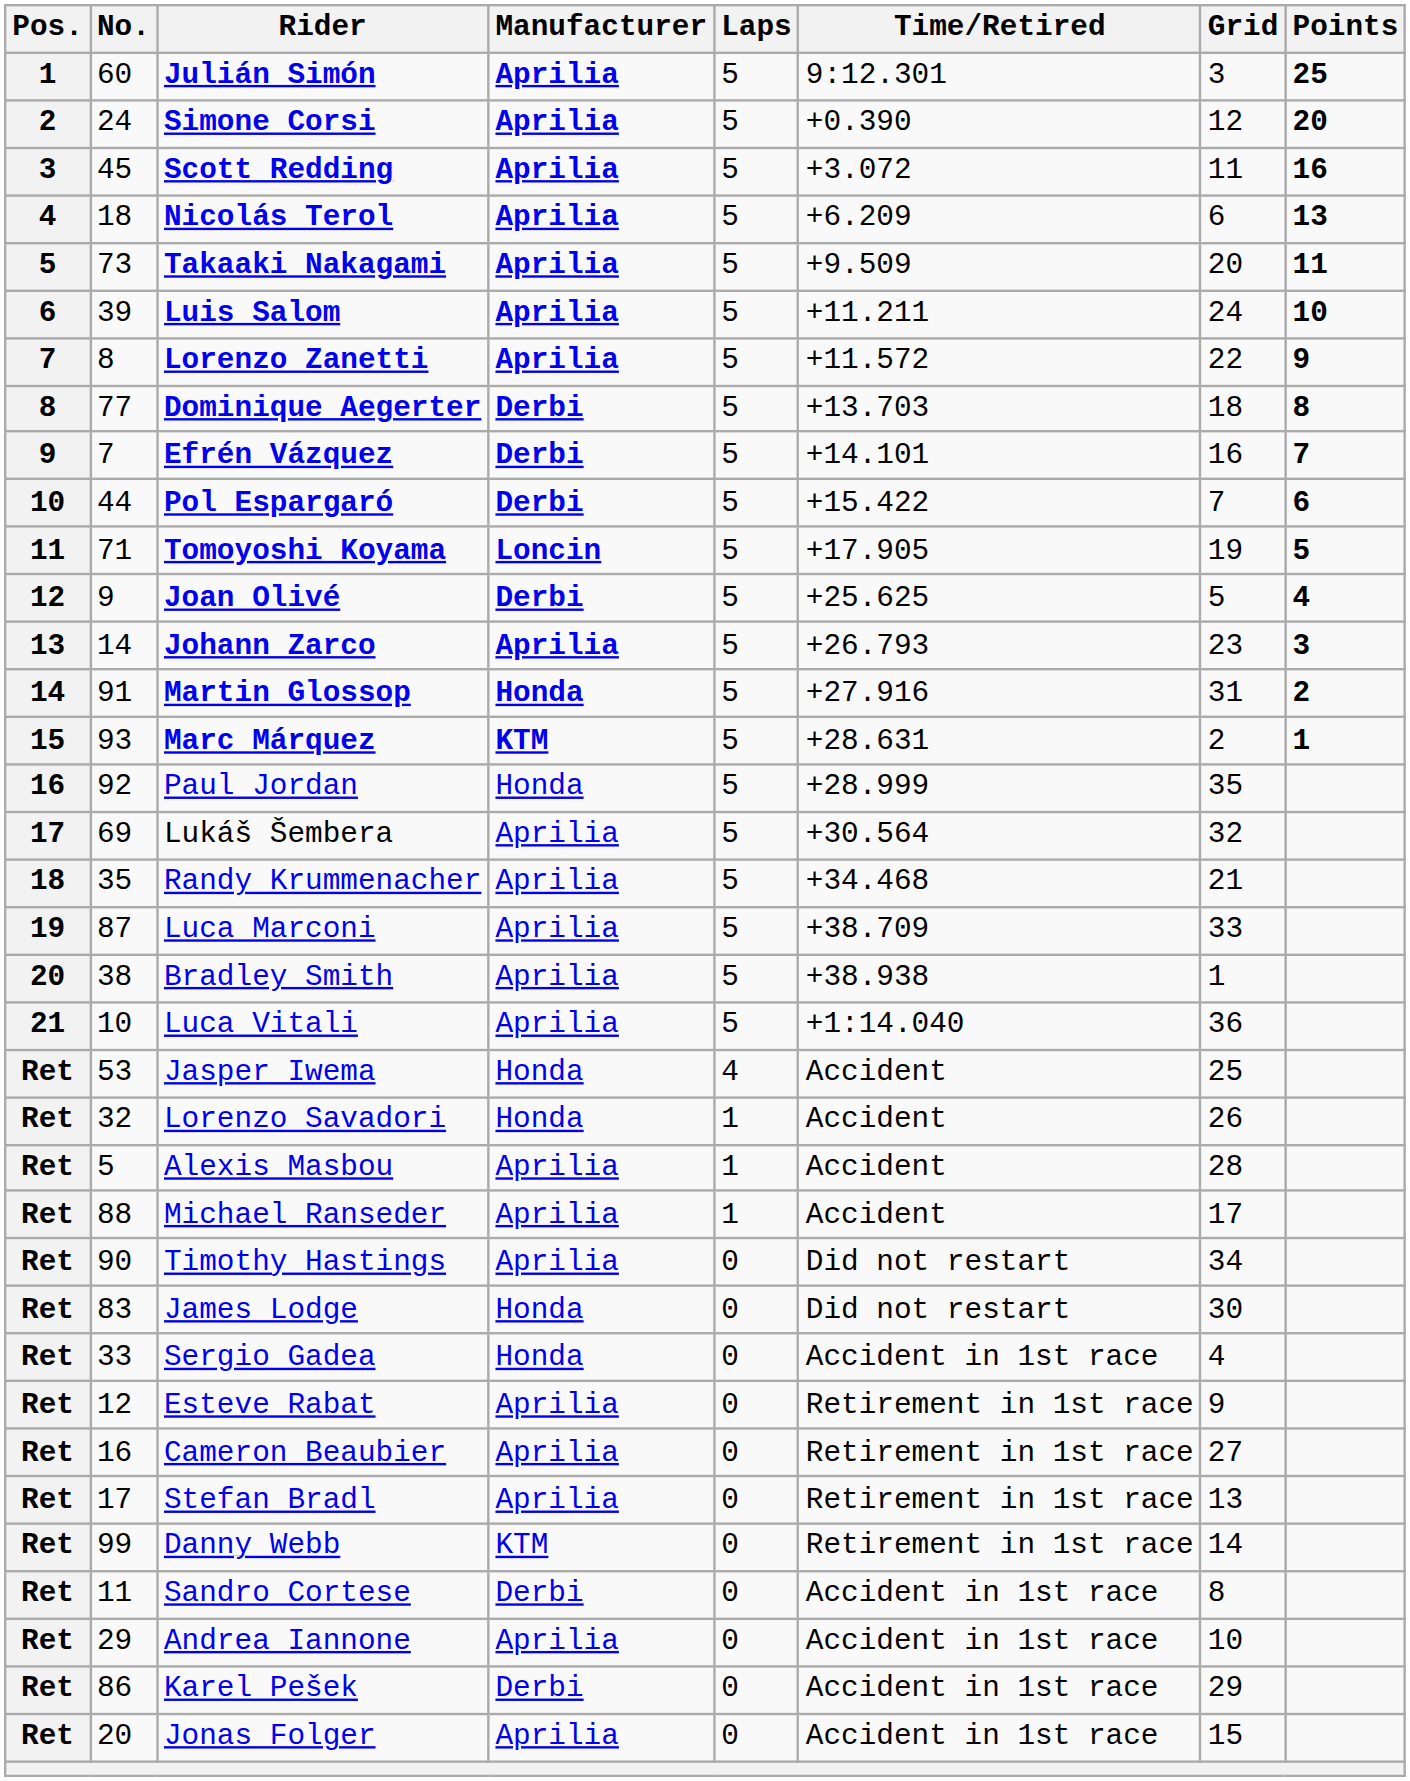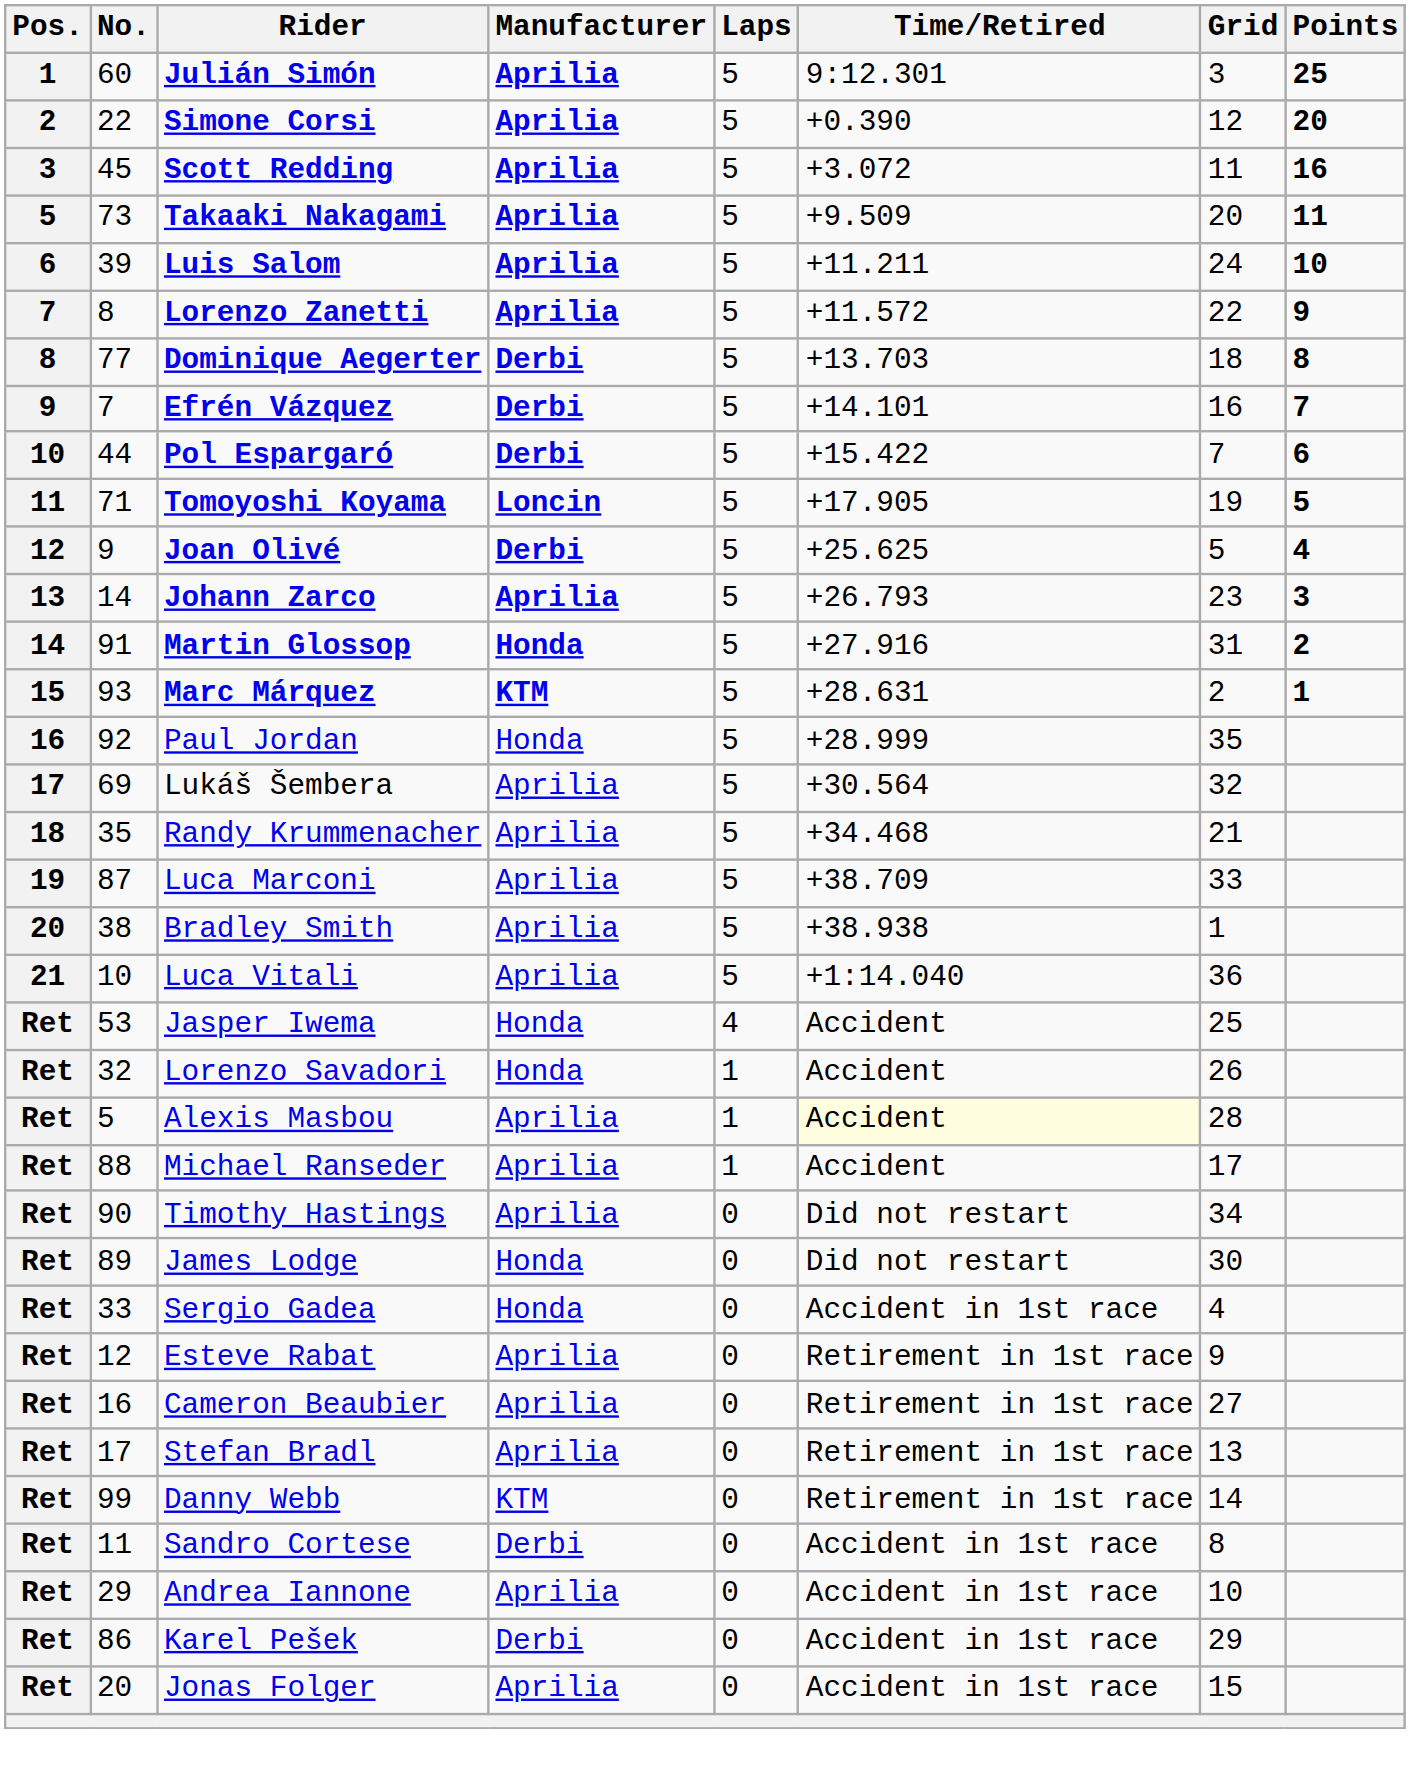(115, 124) 24 -> (115, 124) 22
- row: (279, 219)
(876, 1168) no background -> (876, 1121) lightyellow background
(115, 1310) 83 -> (115, 1263) 89
